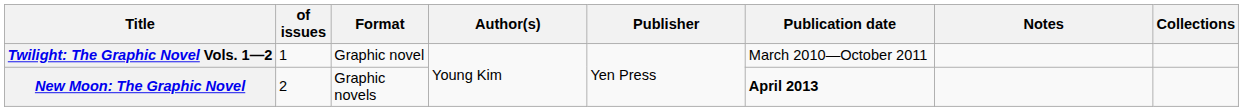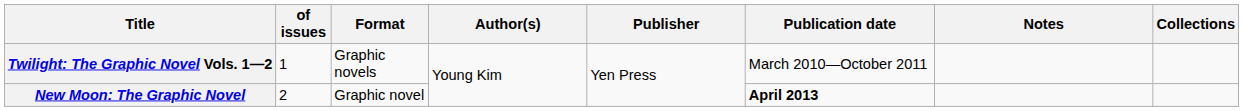(379, 55) Graphic novel -> (360, 63) Graphic novels
(360, 86) Graphic novels -> (379, 94) Graphic novel
